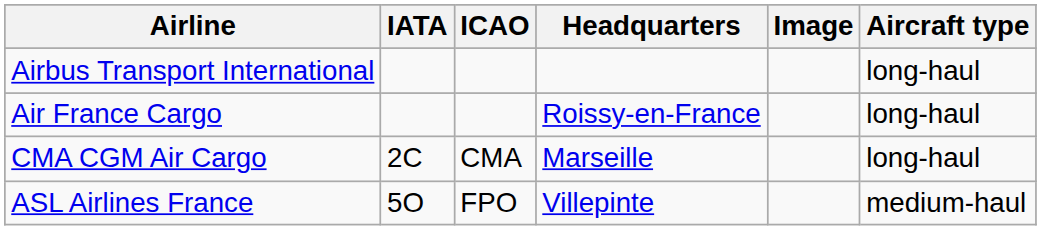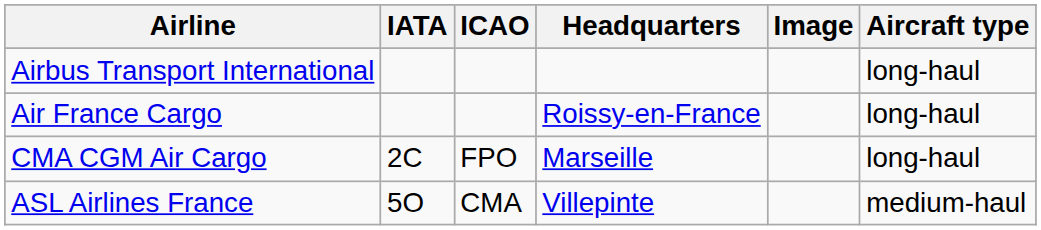(491, 158) CMA -> (489, 158) FPO
(489, 202) FPO -> (491, 202) CMA
